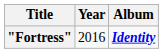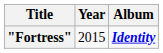(92, 37) 2016 -> (92, 37) 2015
